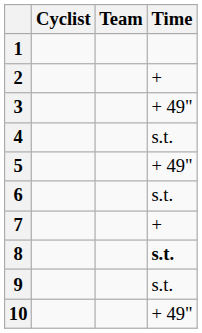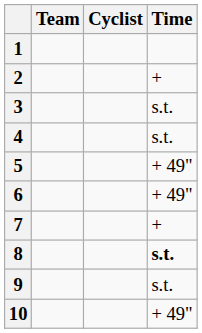columns swapped: (63, 19) <-> (121, 19)
(172, 107) + 49" -> (162, 107) s.t.
(162, 195) s.t. -> (172, 195) + 49"
